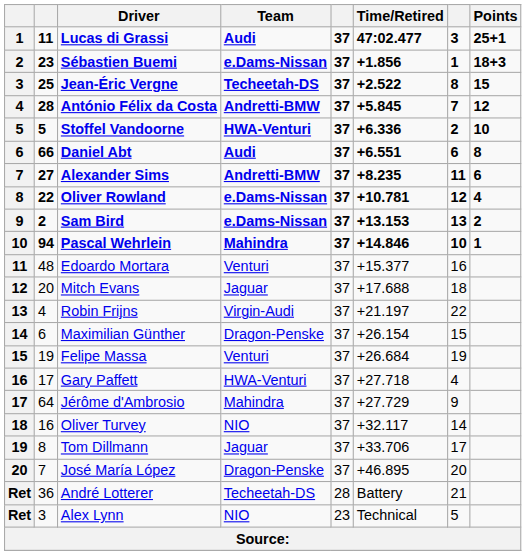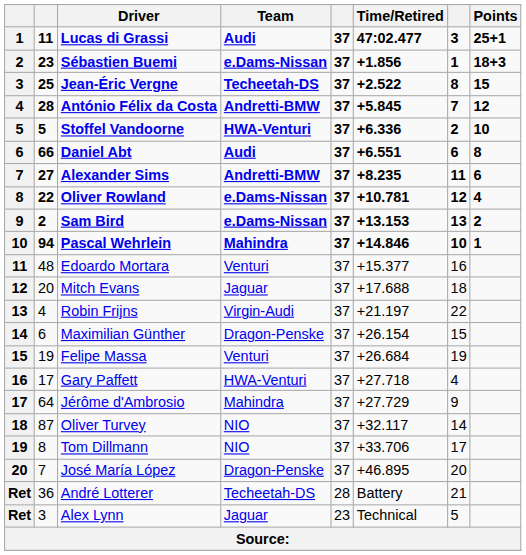(46, 425) 16 -> (46, 425) 87
(246, 447) Jaguar -> (237, 447) NIO
(237, 515) NIO -> (246, 515) Jaguar
